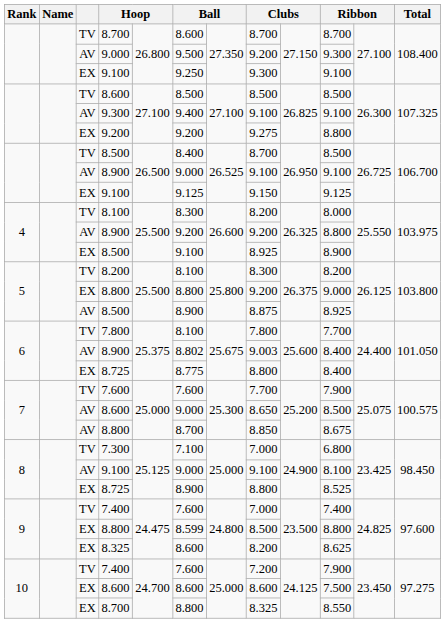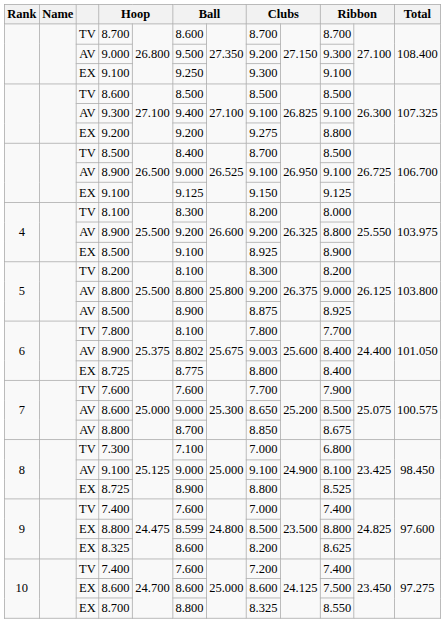(87, 291) EX -> (87, 291) AV
(337, 568) 7.900 -> (337, 568) 7.400
